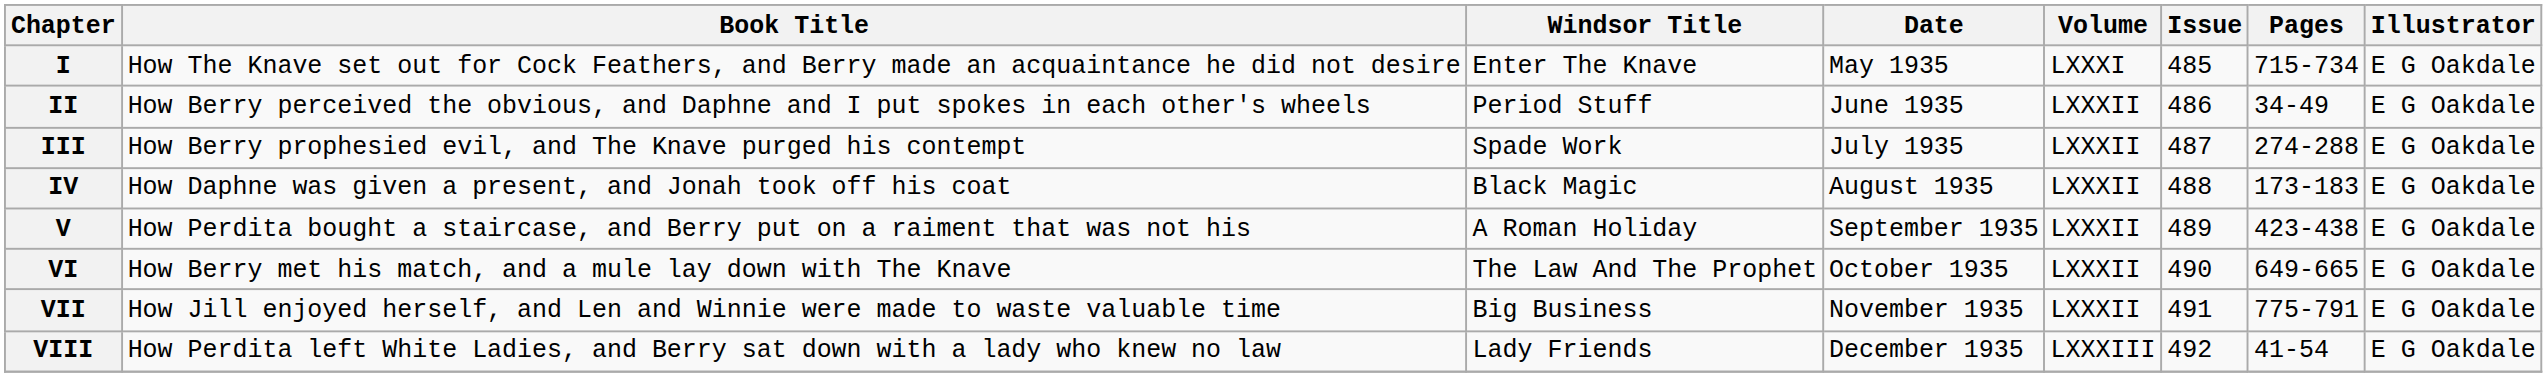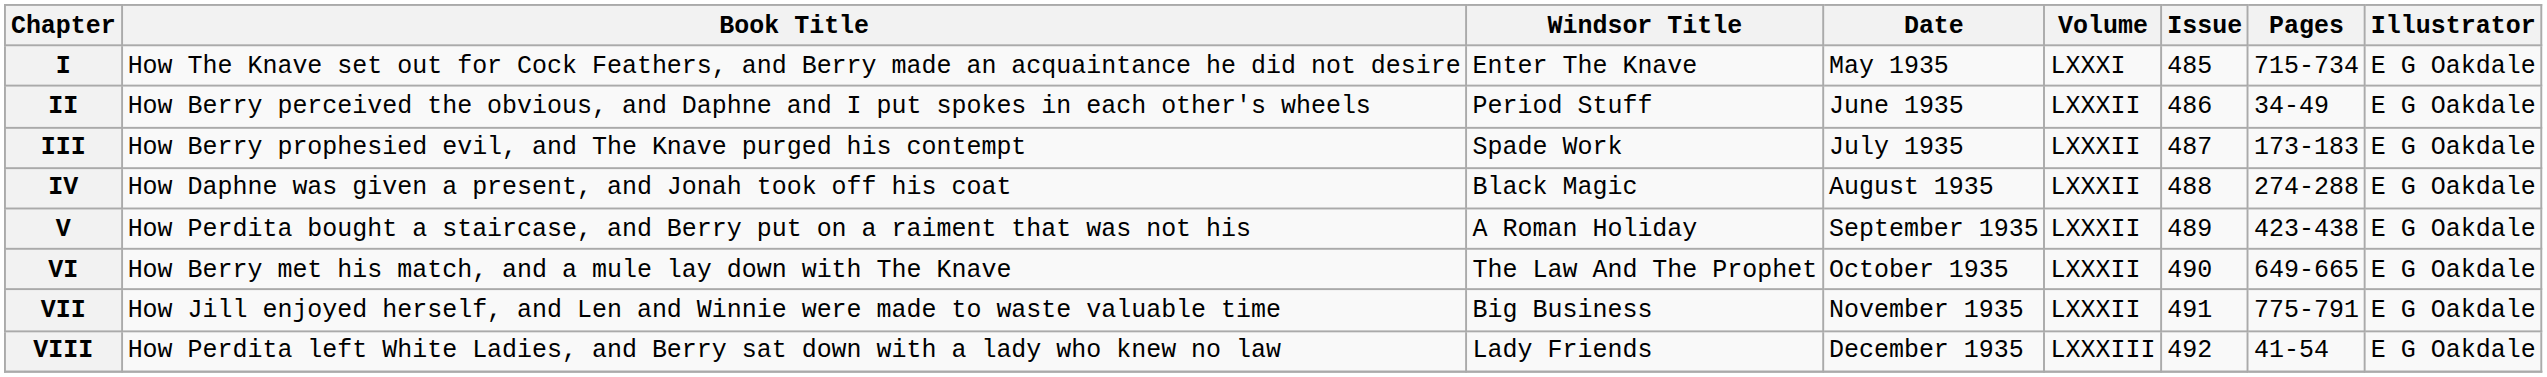(2307, 147) 274-288 -> (2307, 147) 173-183
(2307, 188) 173-183 -> (2307, 188) 274-288
